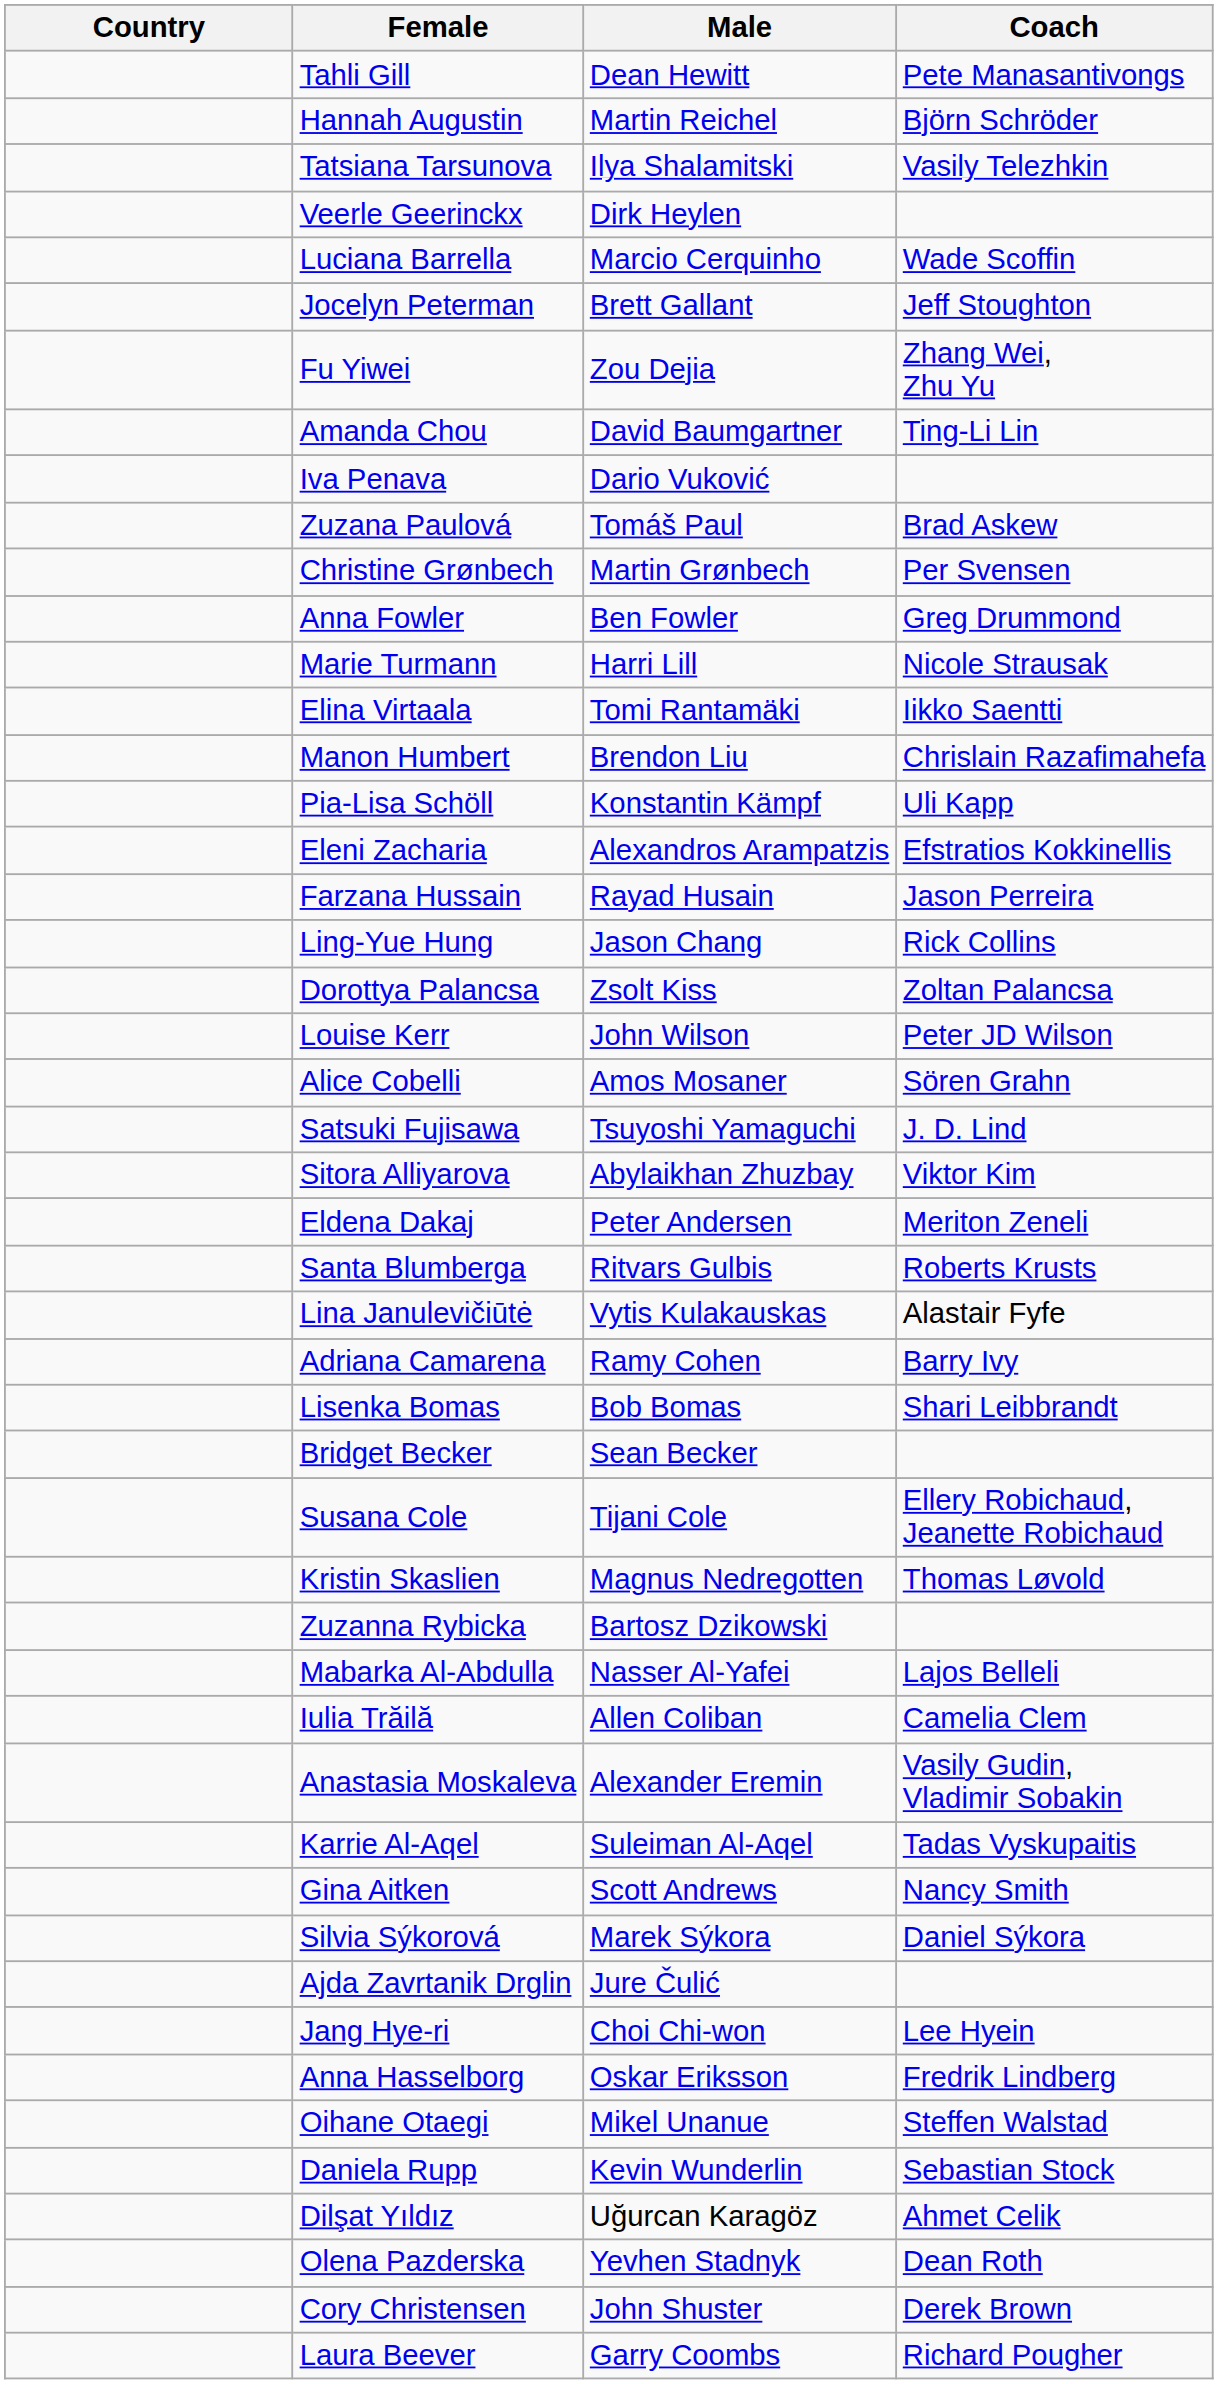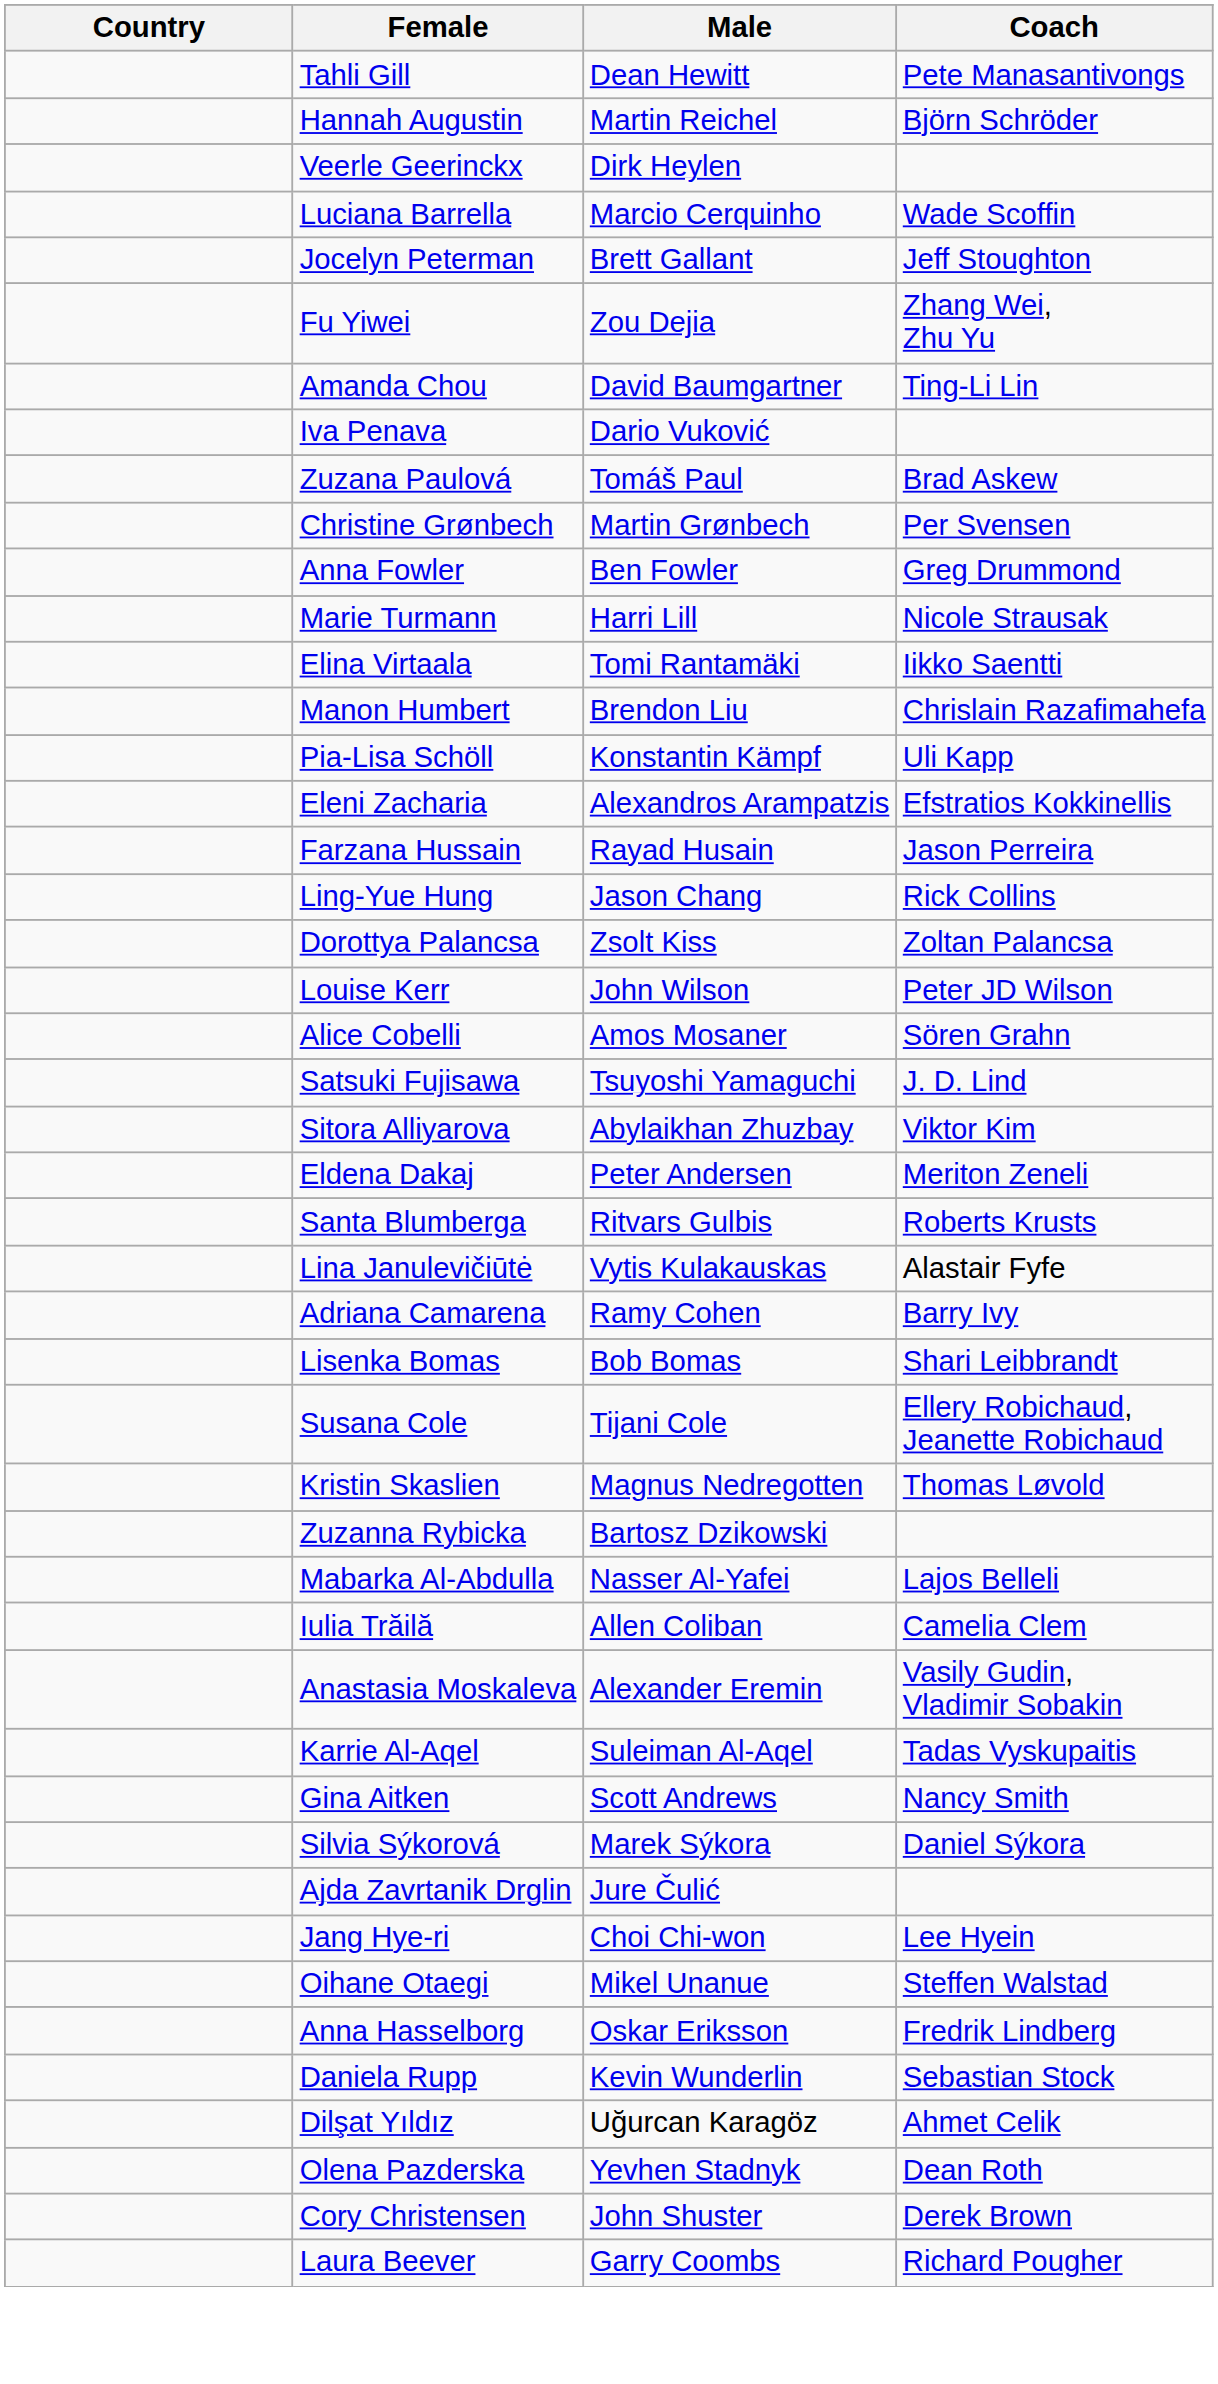- row: (426, 167)
- row: (396, 1453)
rows swapped: (394, 2123) <-> (412, 2076)
